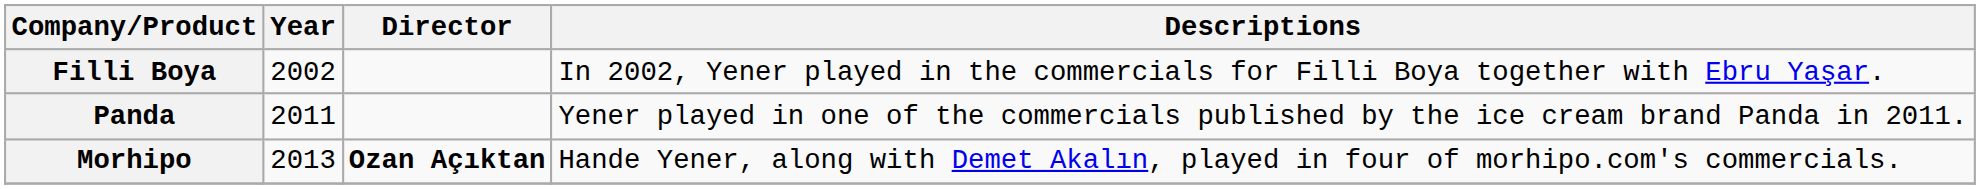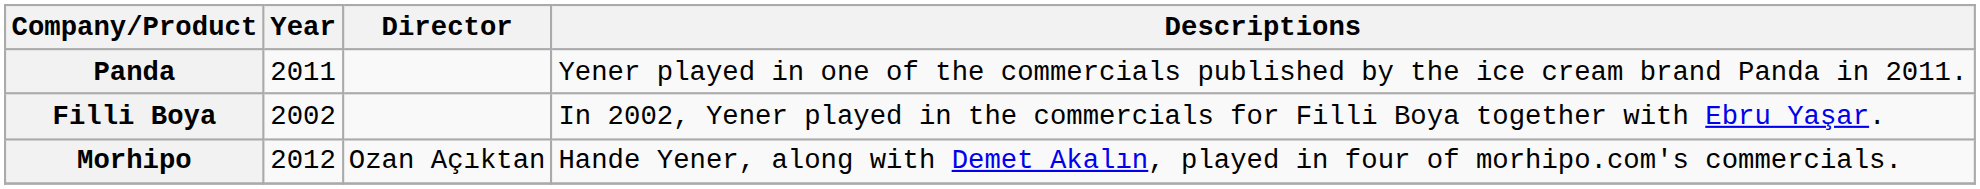rows swapped: (134, 72) <-> (134, 116)
(303, 161) 2013 -> (303, 161) 2012
(447, 161) bold -> (447, 161) normal
